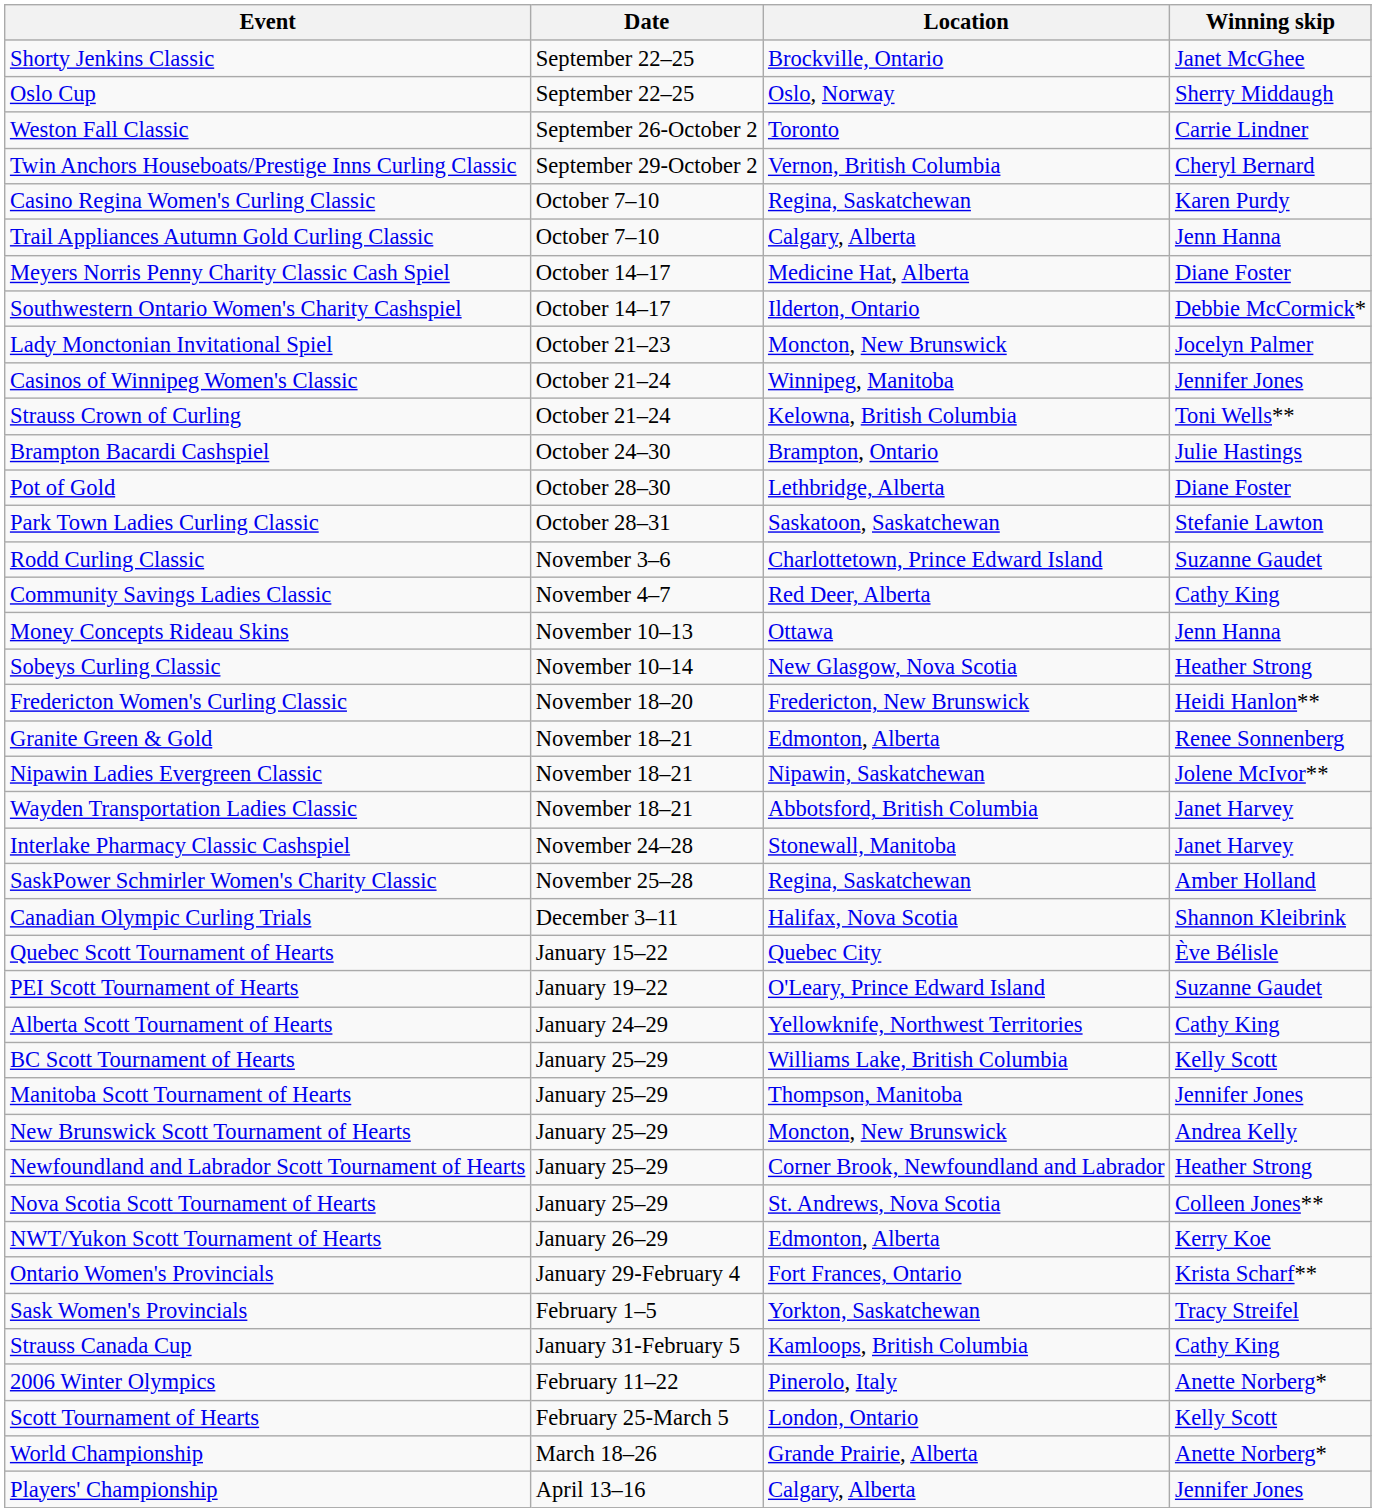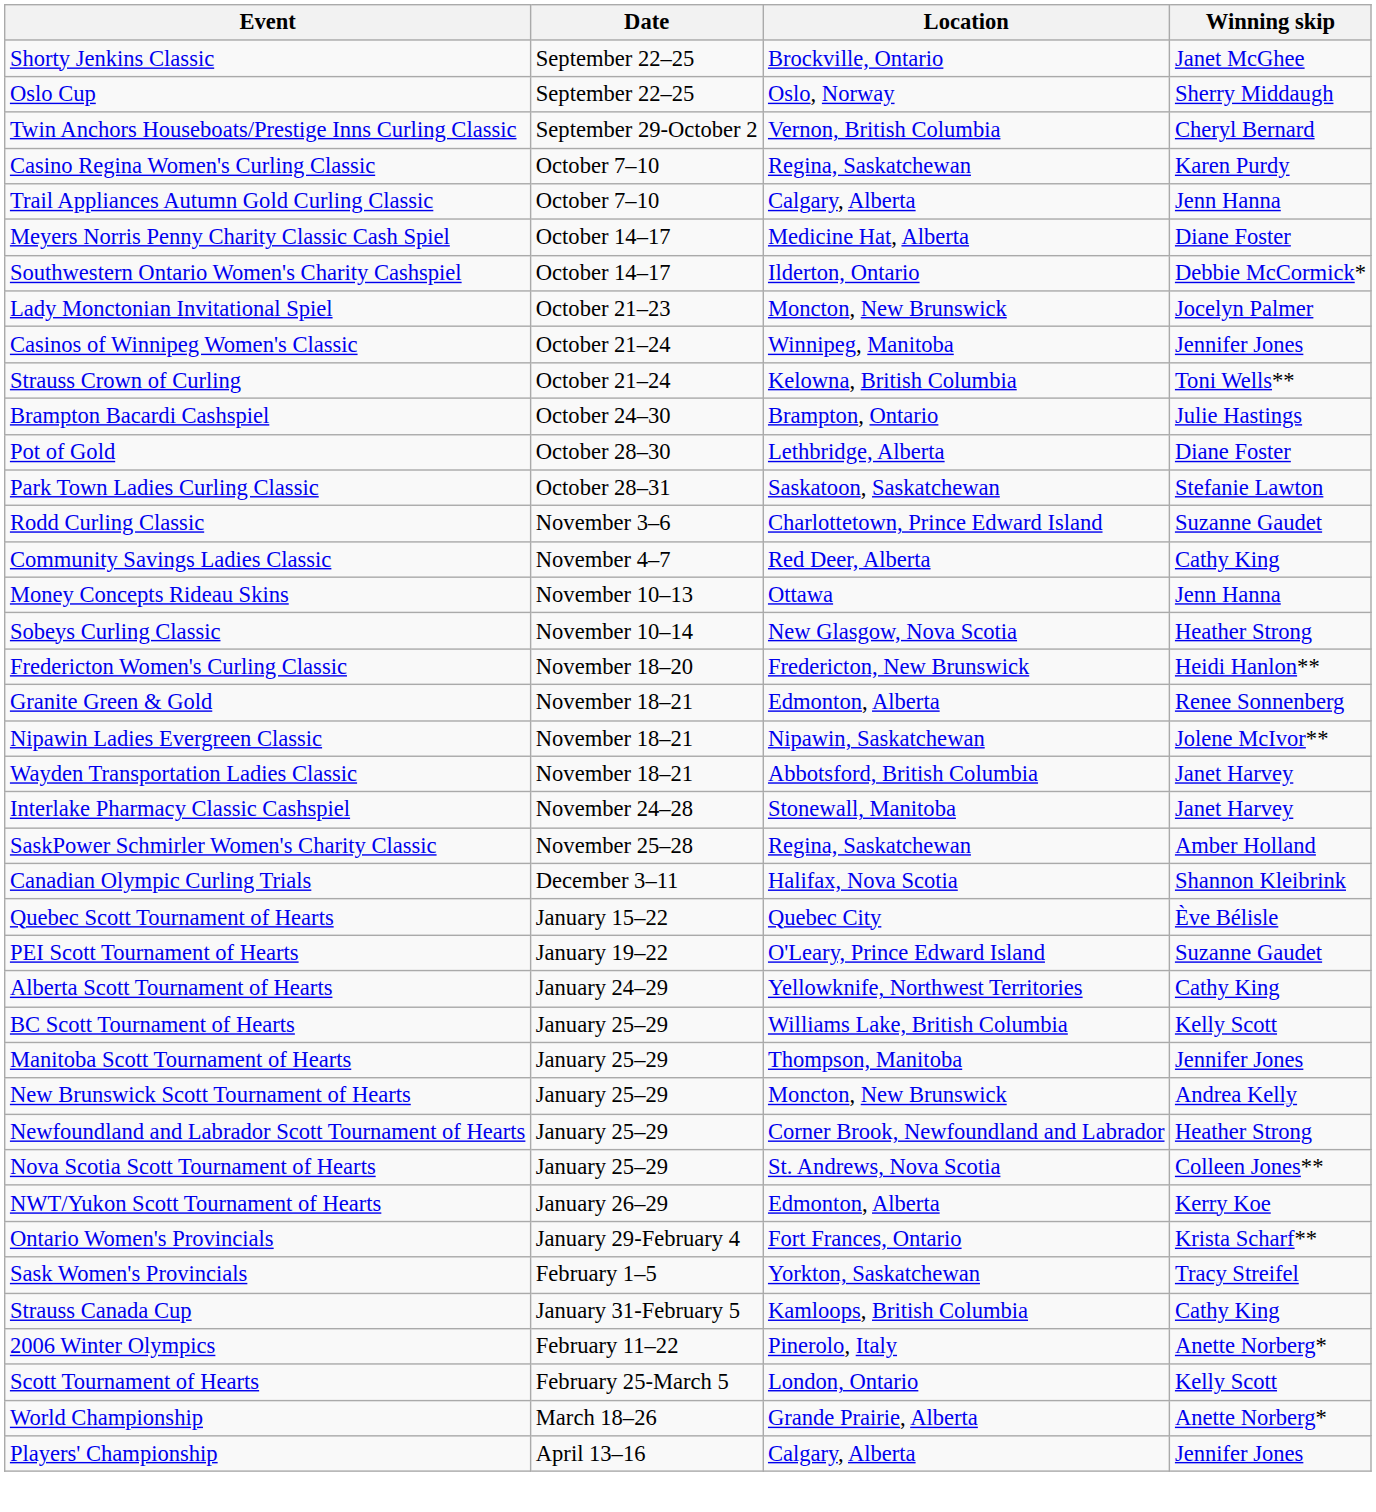- row: (99, 129)
